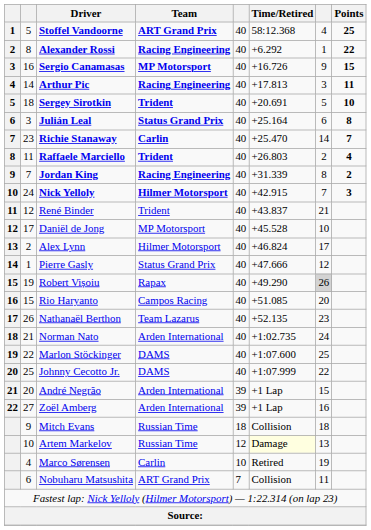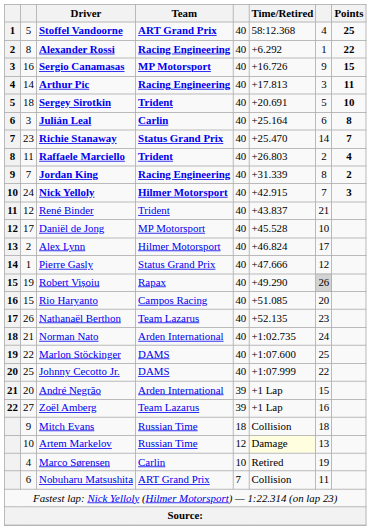(181, 120) Status Grand Prix -> (153, 120) Carlin
(153, 138) Carlin -> (181, 138) Status Grand Prix
(181, 407) Arden International -> (169, 407) Team Lazarus
